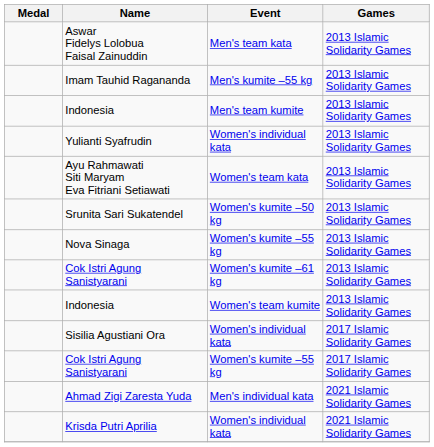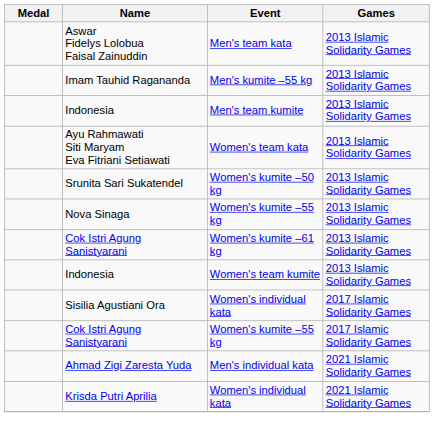- row: (109, 141)
